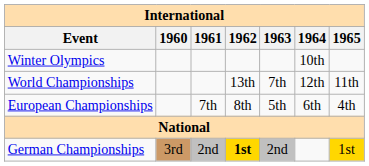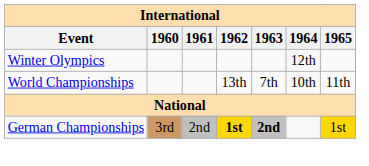(312, 60) 10th -> (303, 60) 12th
(312, 82) 12th -> (303, 82) 10th
- row: (80, 104)
(277, 149) normal -> (269, 127) bold
